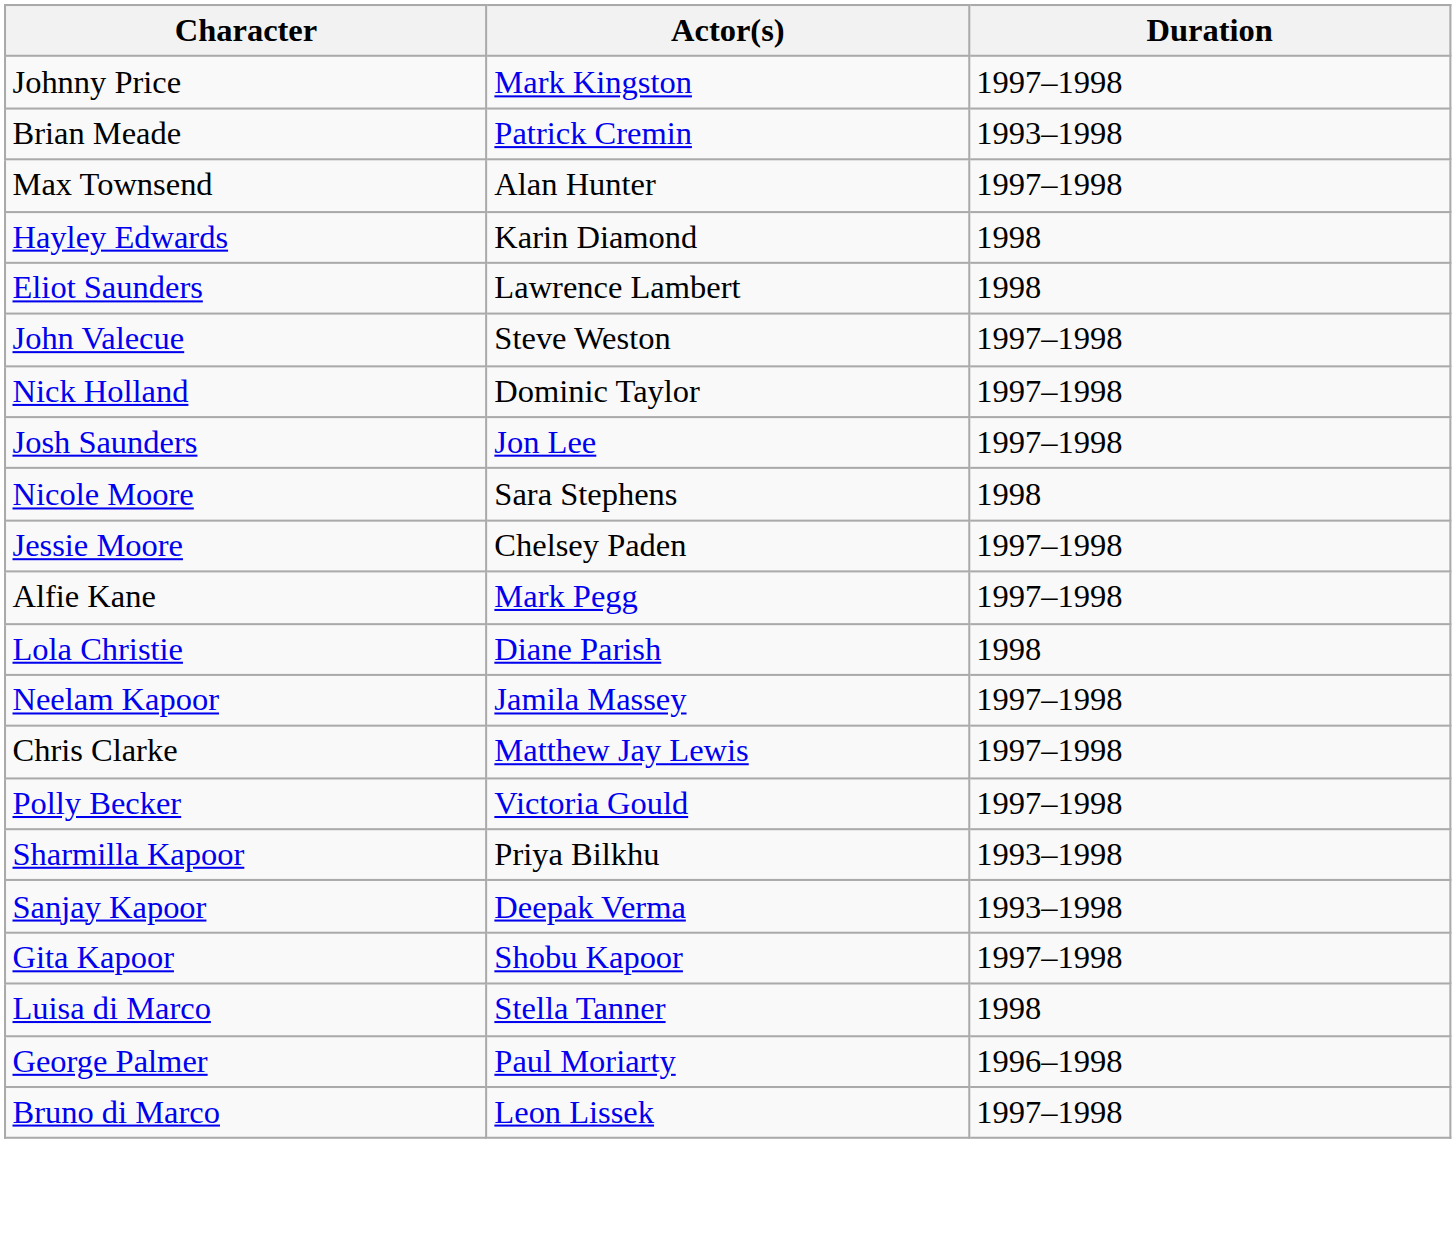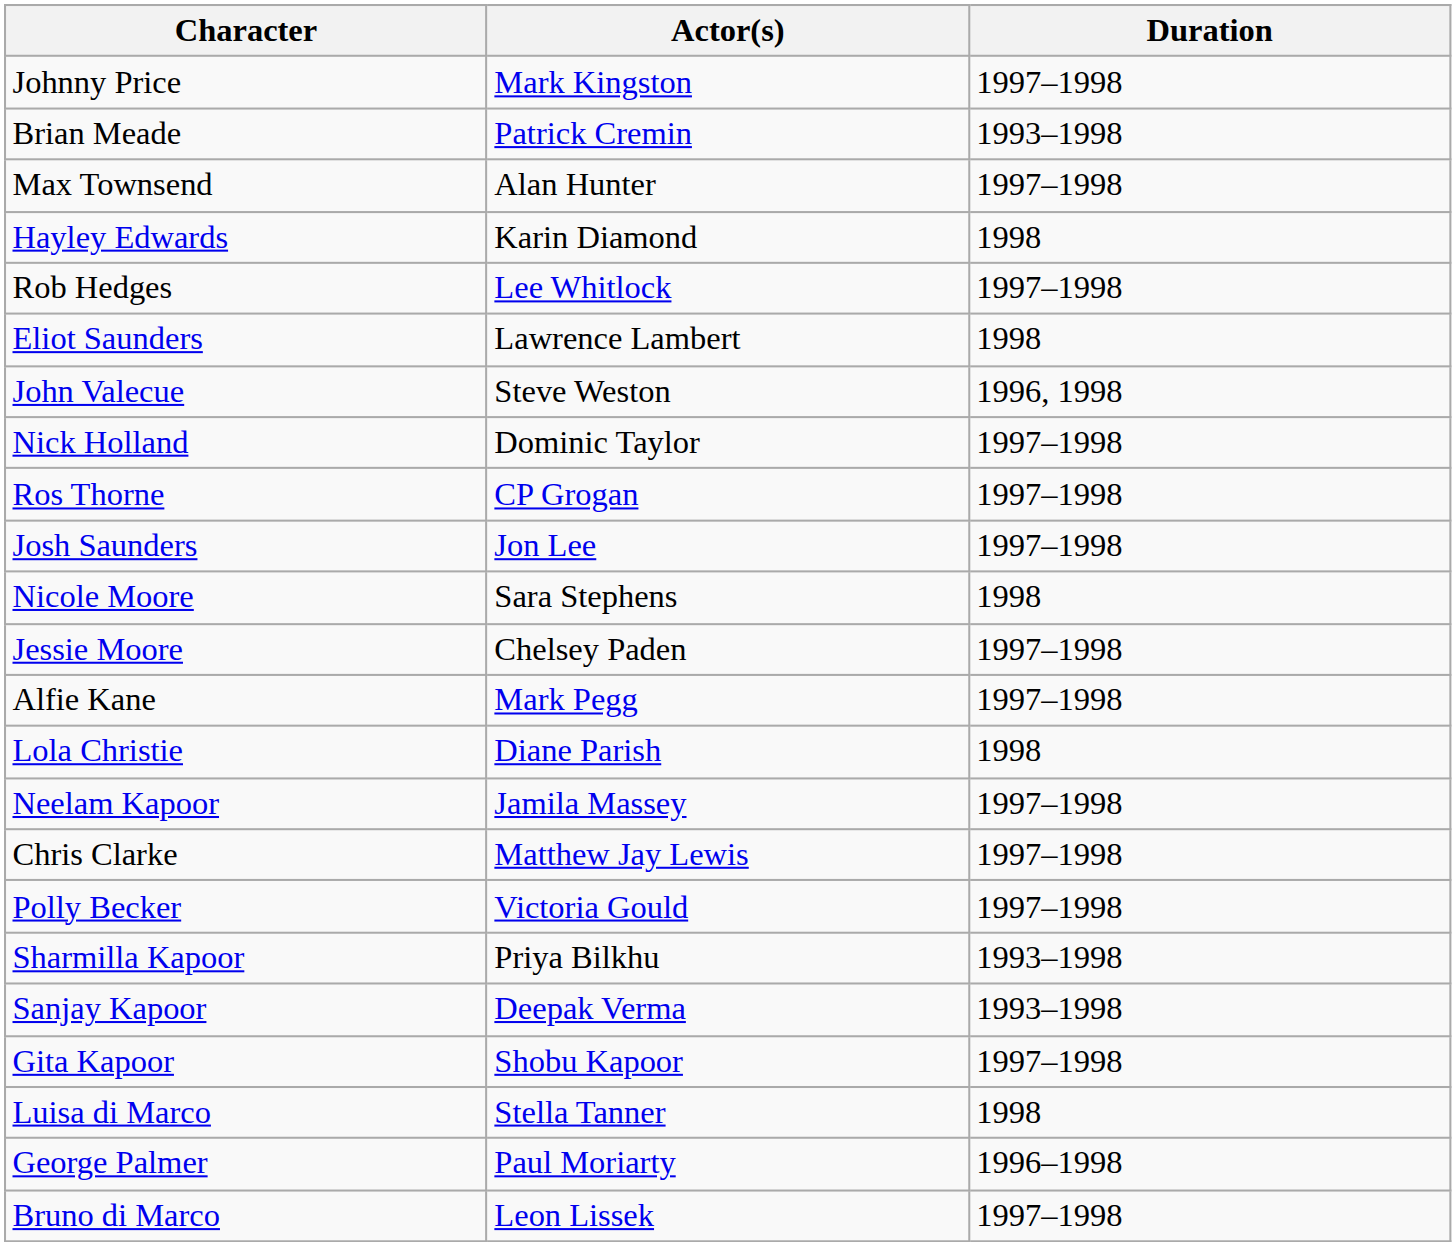+ row: (92, 287)
(1049, 339) 1997–1998 -> (1049, 390) 1996, 1998
+ row: (88, 493)
